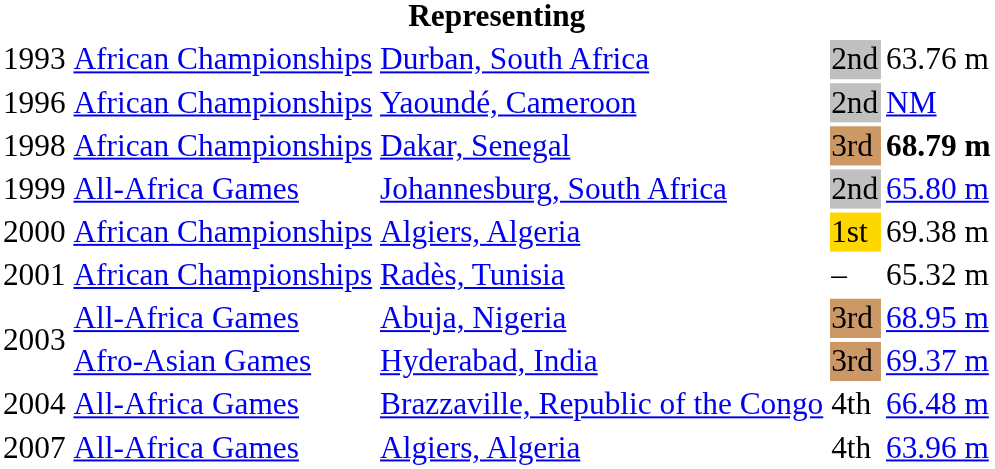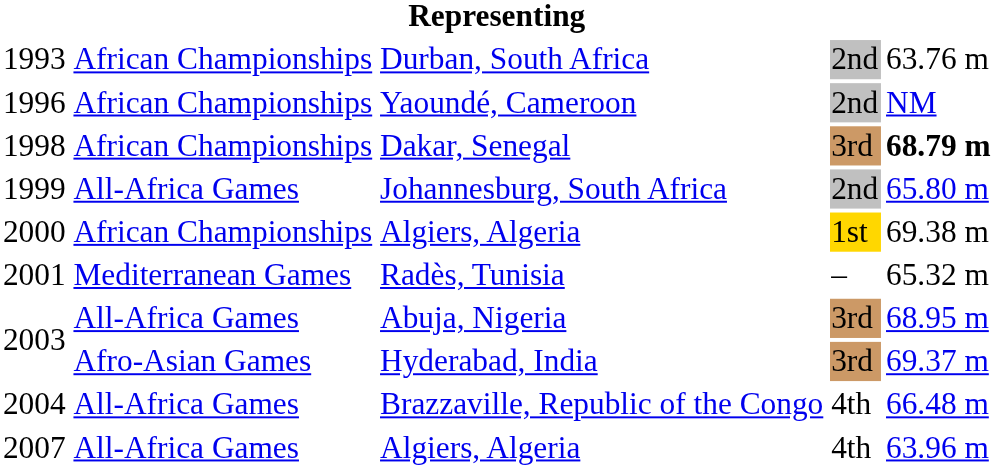(223, 274) African Championships -> (212, 274) Mediterranean Games
